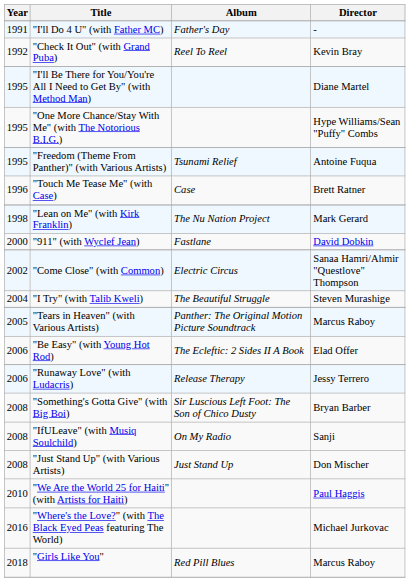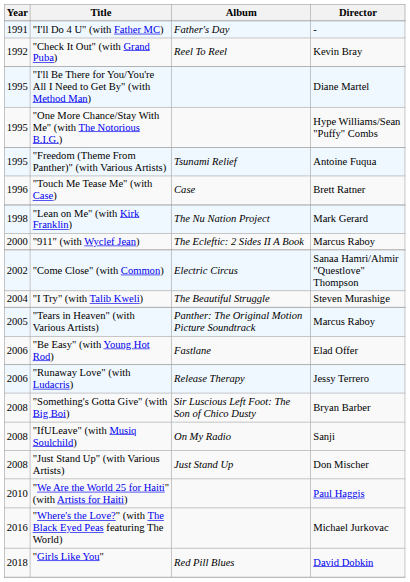(193, 241) Fastlane -> (239, 241) The Ecleftic: 2 Sides II A Book
(343, 241) David Dobkin -> (344, 241) Marcus Raboy
(239, 350) The Ecleftic: 2 Sides II A Book -> (193, 350) Fastlane
(344, 562) Marcus Raboy -> (343, 562) David Dobkin
